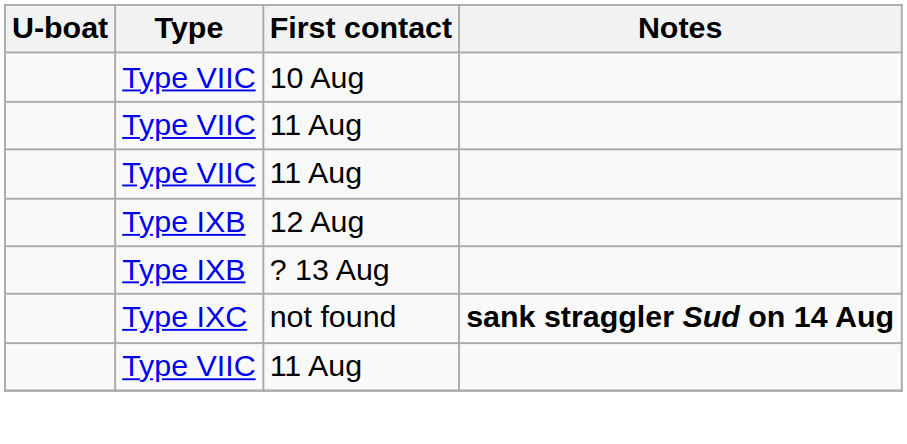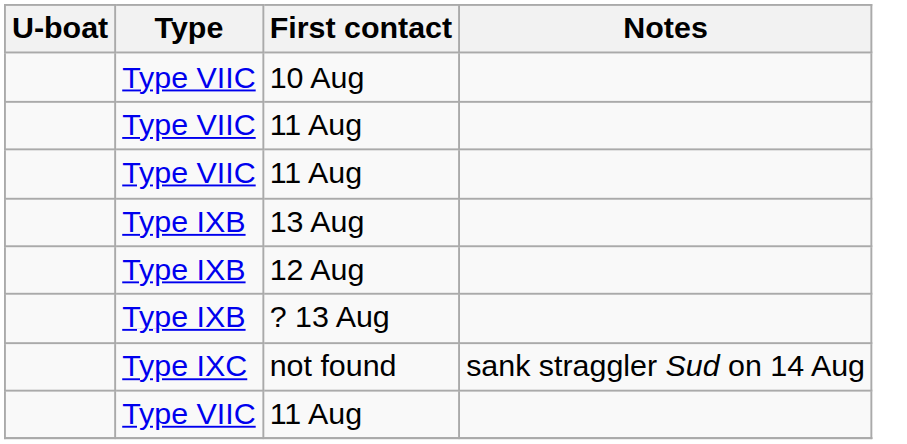+ row: (184, 221)
(680, 317) bold -> (666, 366) normal
